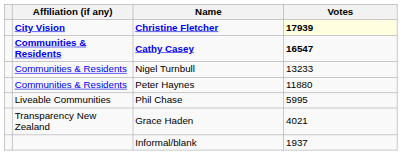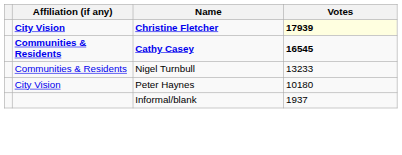(300, 48) 16547 -> (300, 48) 16545
(71, 85) Communities & Residents -> (38, 85) City Vision
(299, 85) 11880 -> (300, 85) 10180
- row: (159, 100)
- row: (164, 121)
